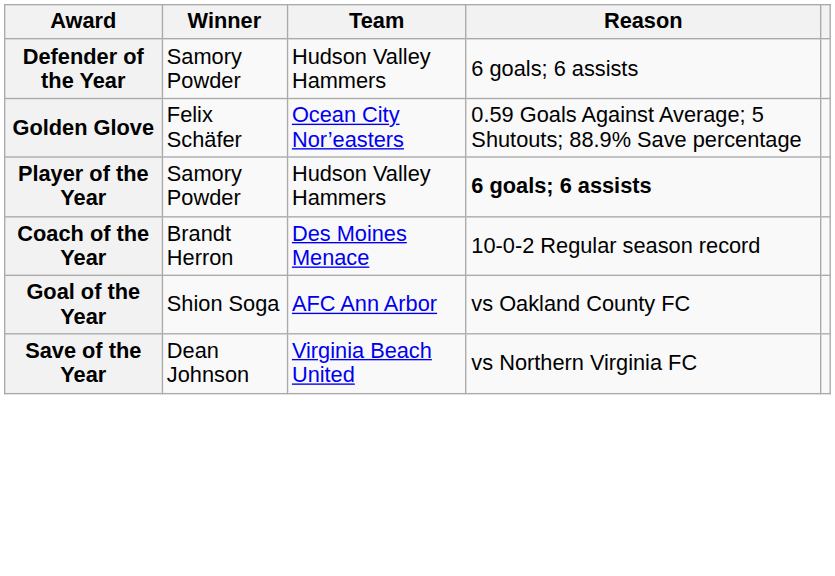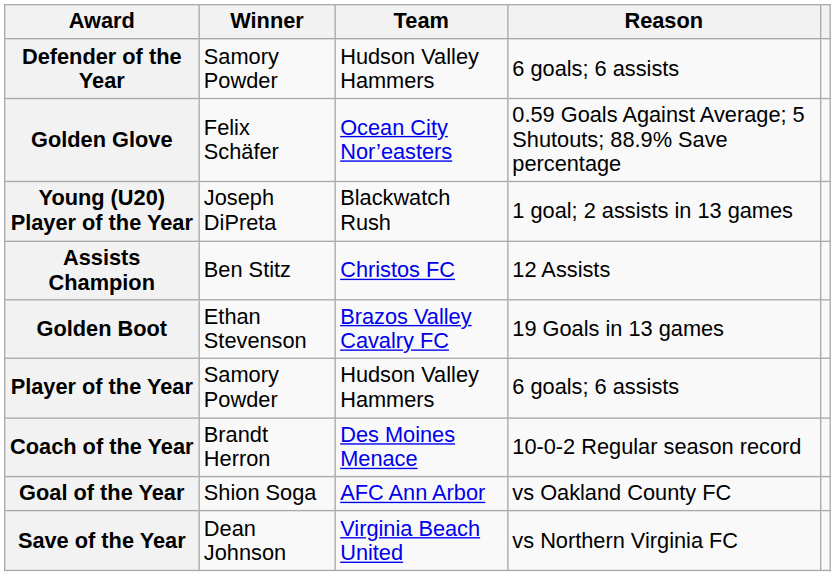+ row: (102, 210)
+ row: (102, 269)
+ row: (102, 328)
(561, 186) bold -> (596, 387) normal
